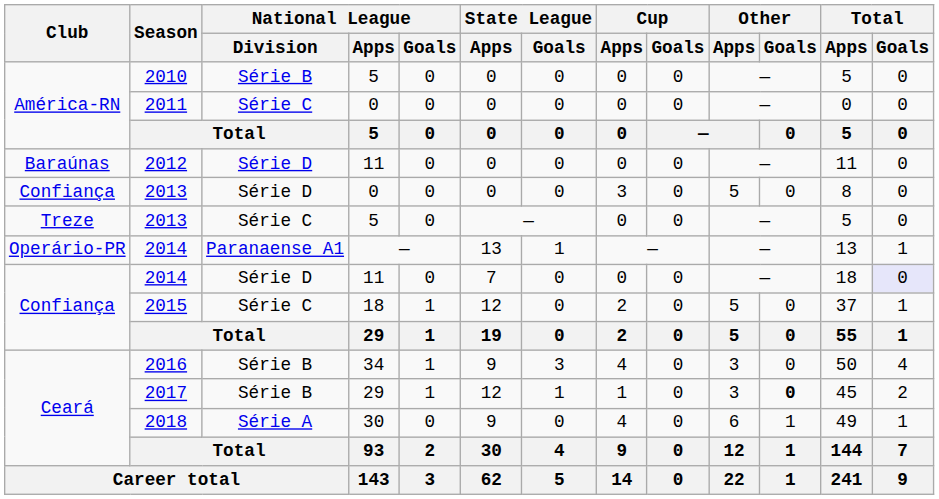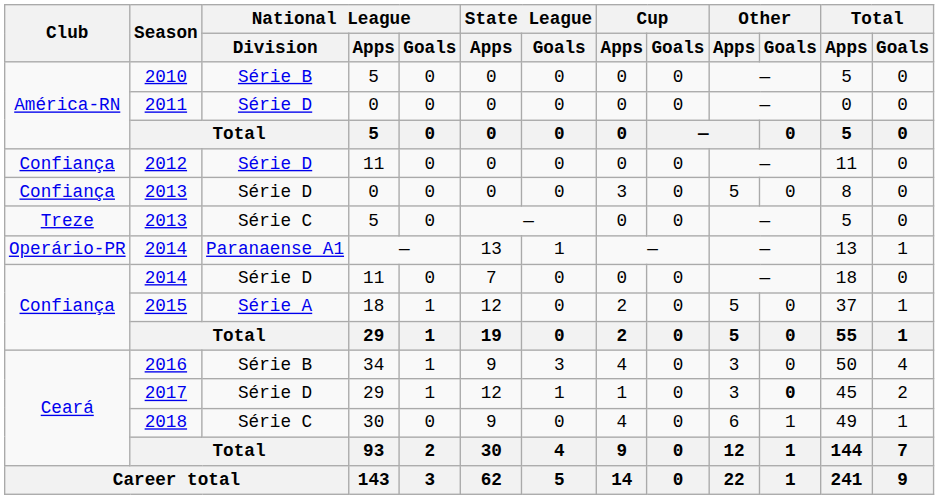(275, 106) Série C -> (275, 106) Série D
(67, 163) Baraúnas -> (67, 163) Confiança
(903, 278) lavender background -> (903, 278) no background
(275, 307) Série C -> (275, 307) Série A
(275, 394) Série B -> (275, 394) Série D
(275, 422) Série A -> (275, 422) Série C
